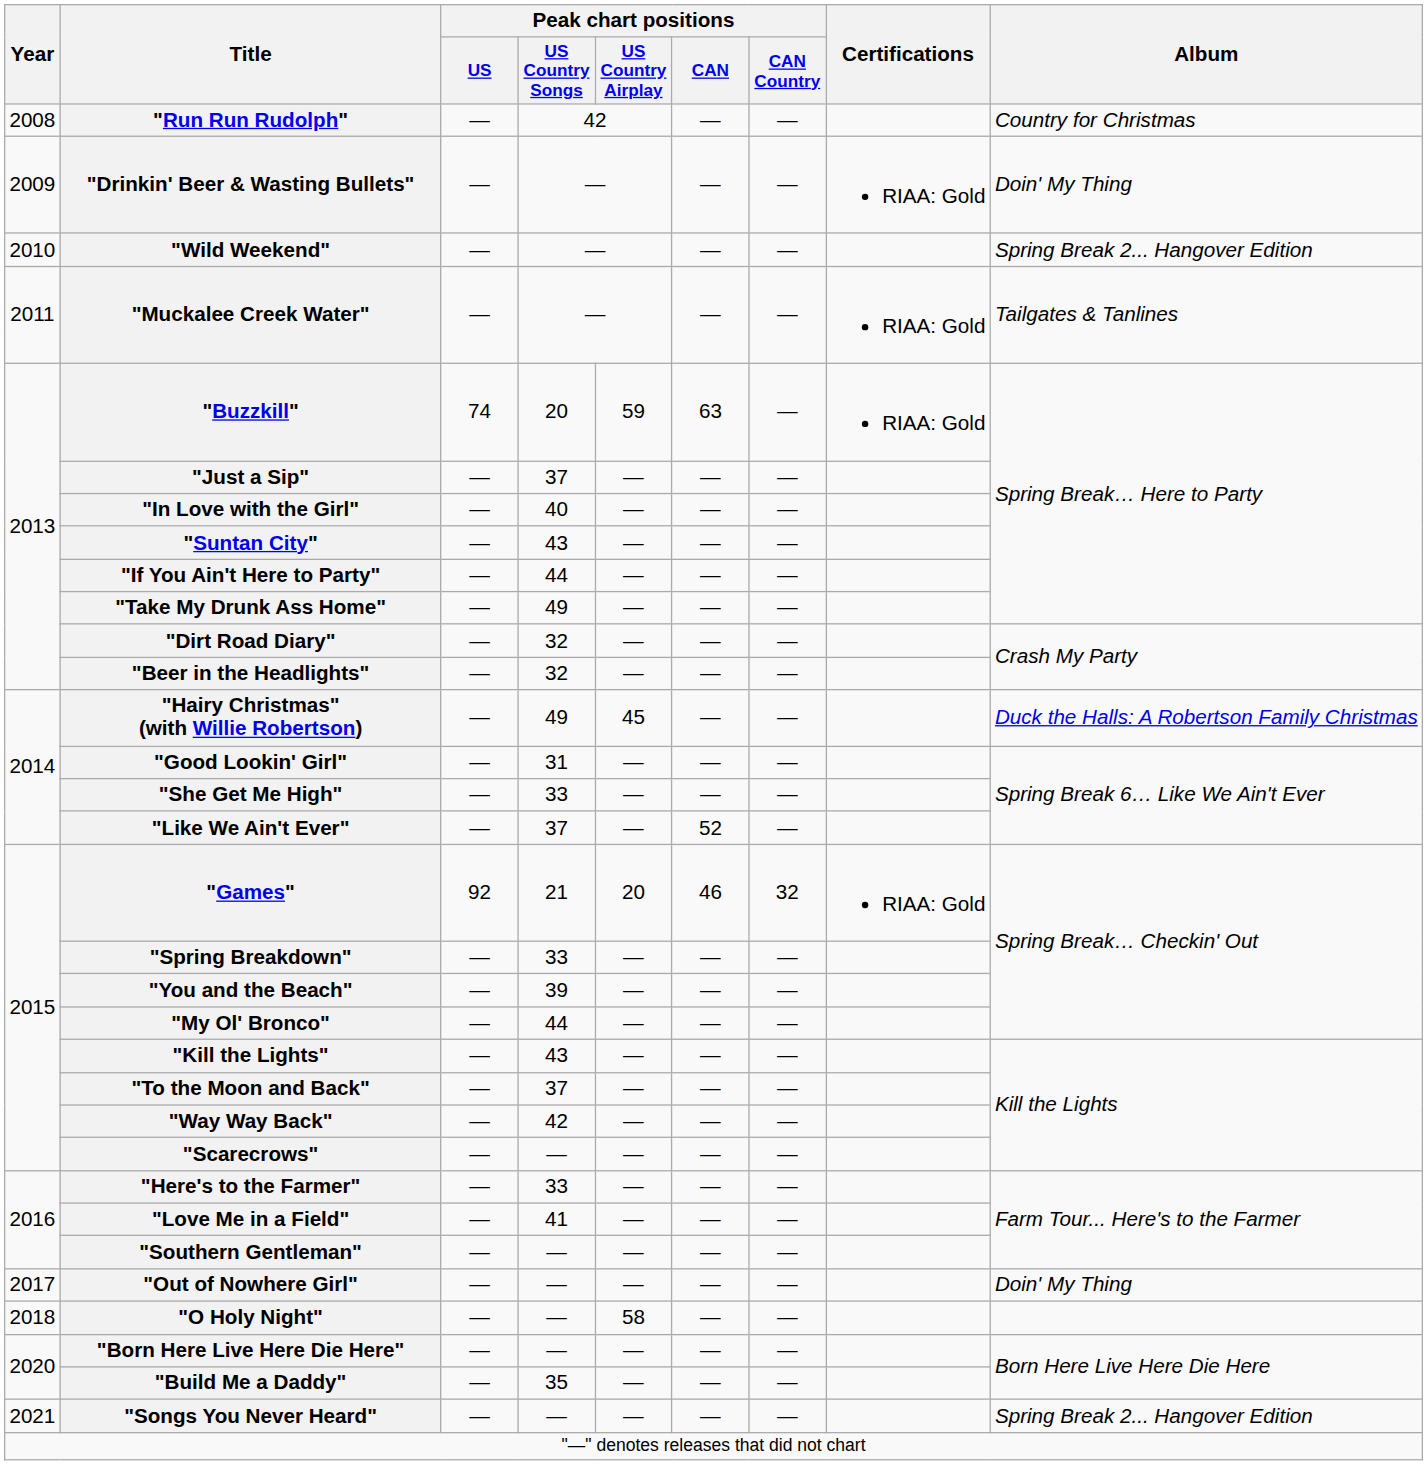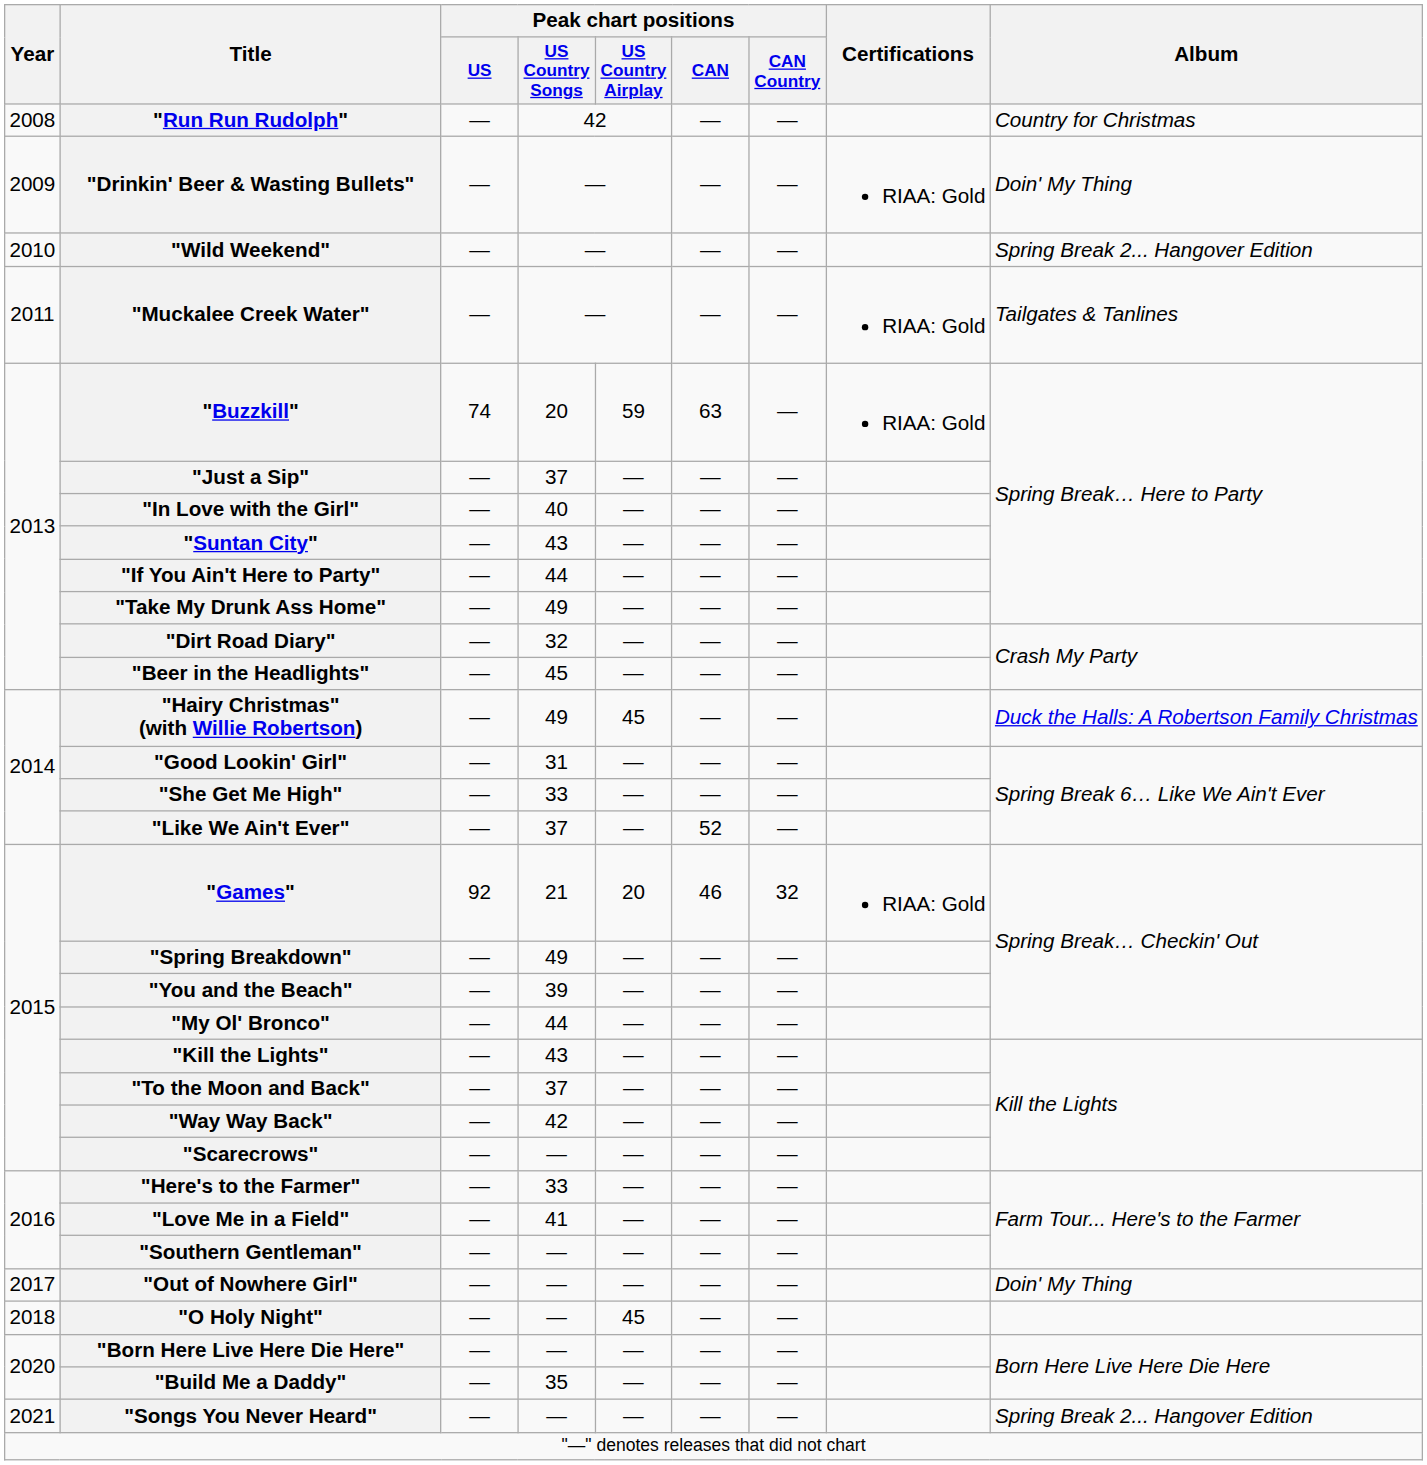(557, 673) 32 -> (557, 673) 45
(557, 957) 33 -> (557, 957) 49
(633, 1317) 58 -> (633, 1317) 45
